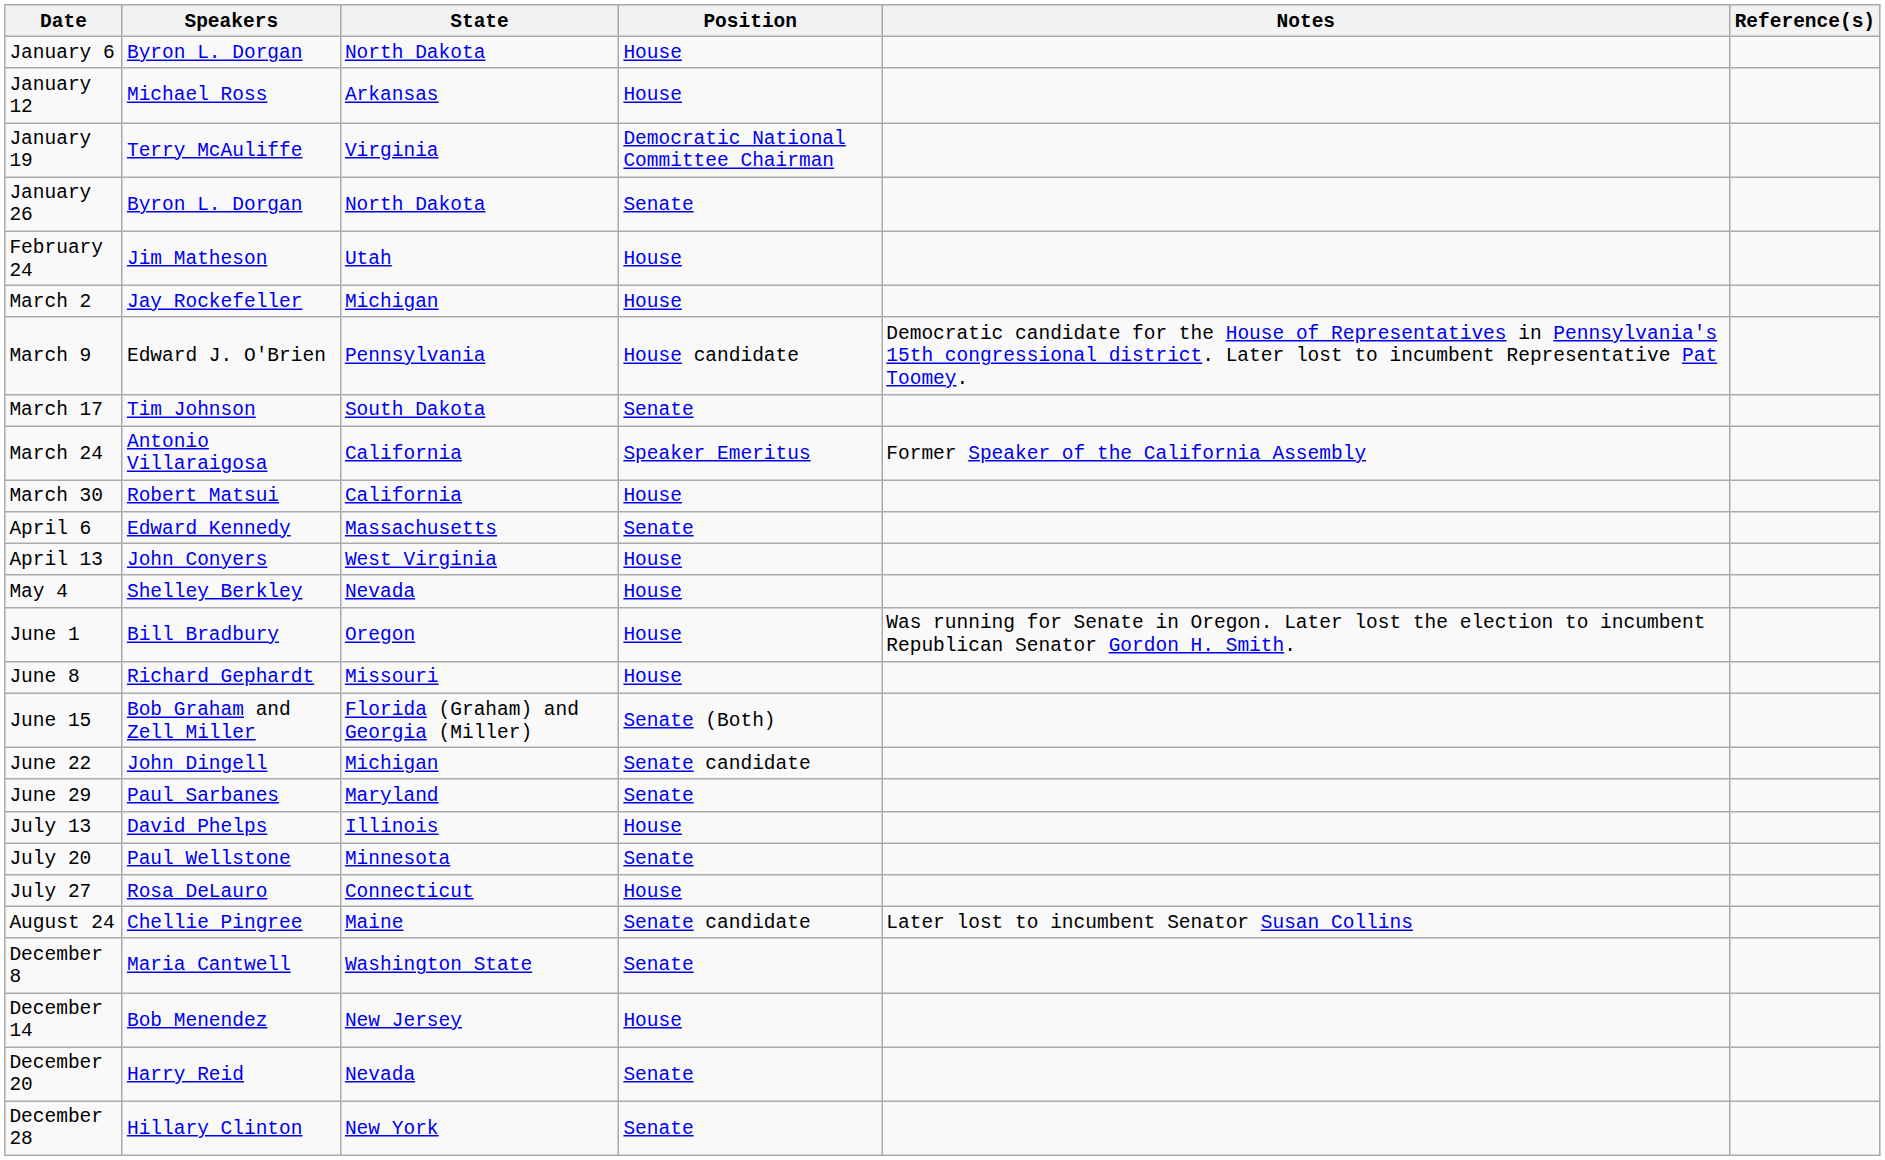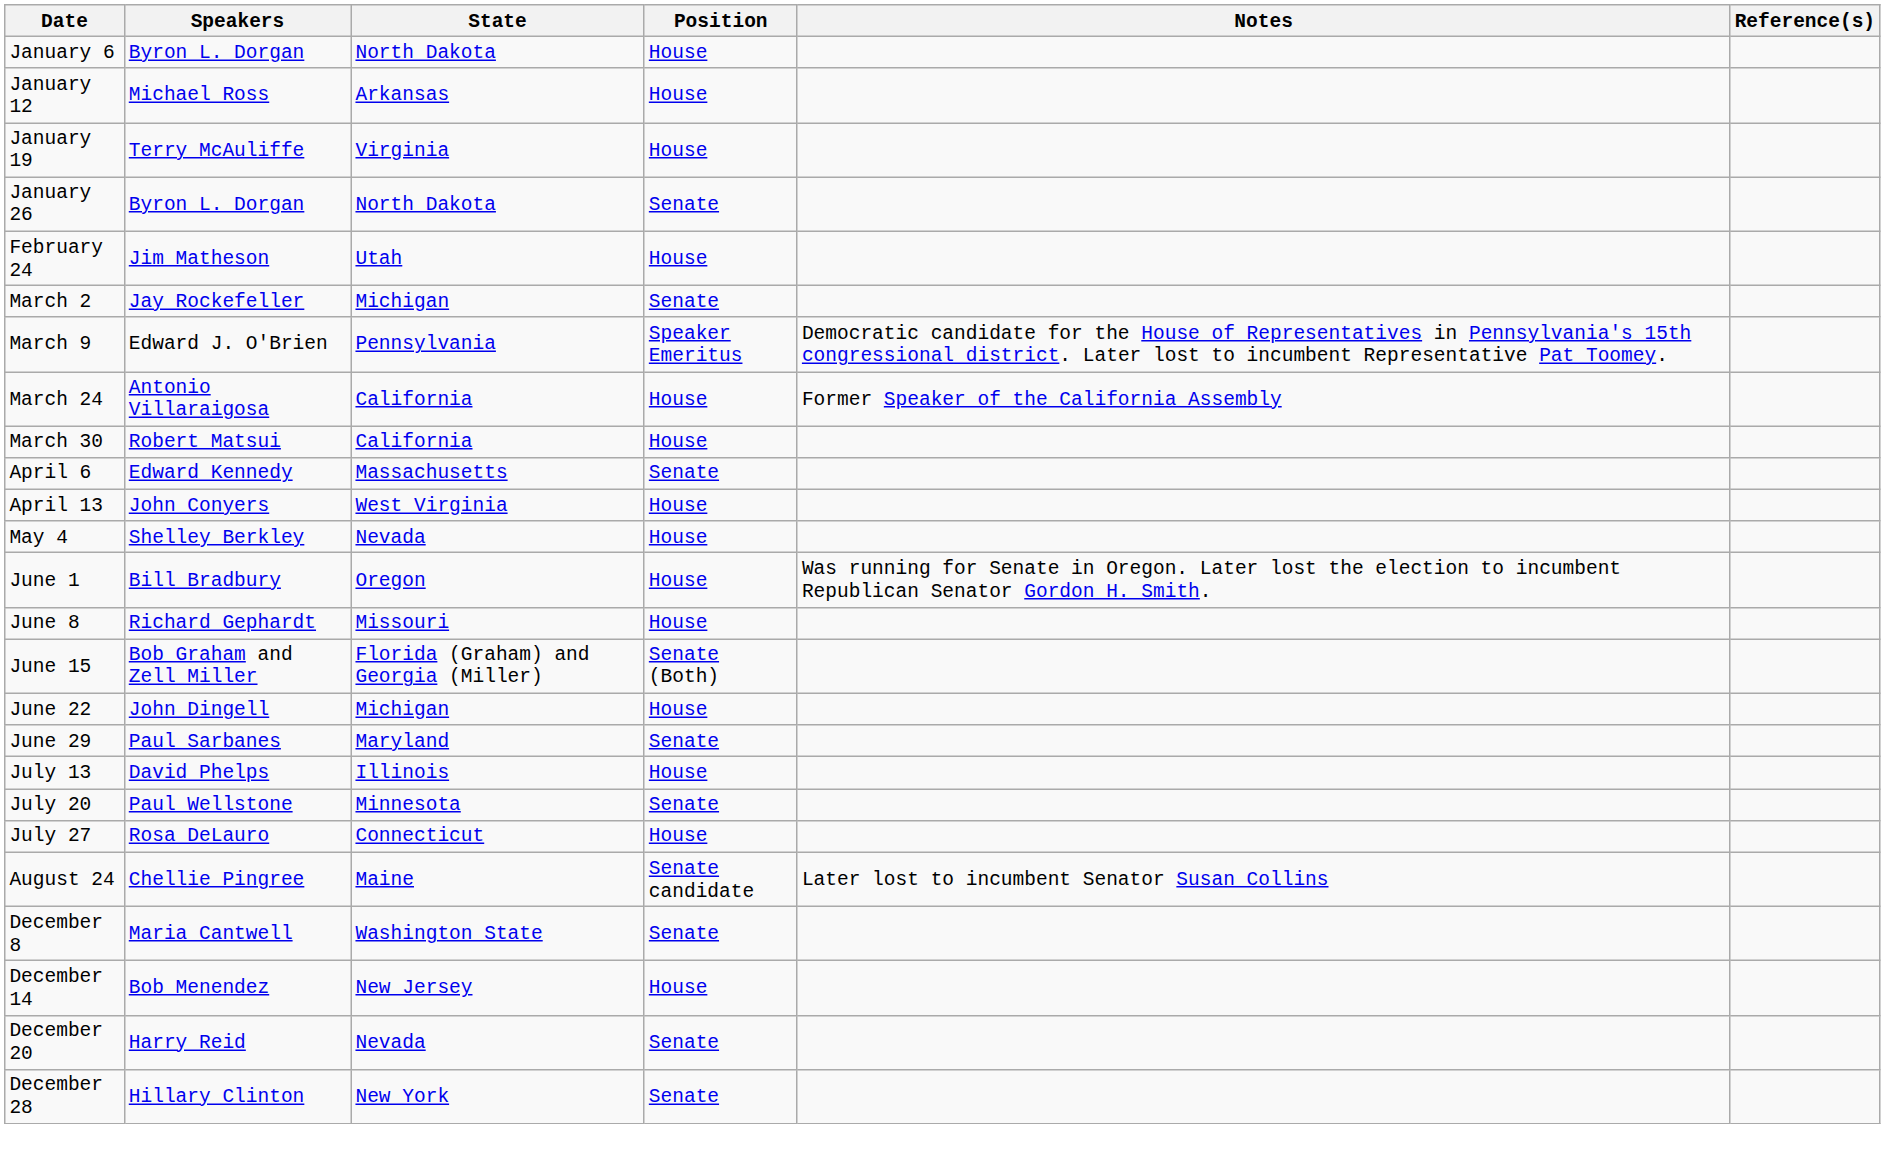(735, 150) Democratic National Committee Chairman -> (678, 150) House
(653, 301) House -> (684, 301) Senate
(711, 356) House candidate -> (696, 344) Speaker Emeritus
- row: (56, 410)
(717, 453) Speaker Emeritus -> (678, 399) House
(717, 763) Senate candidate -> (678, 709) House
